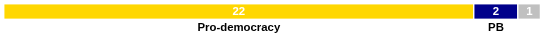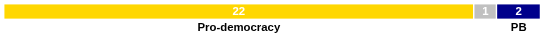columns swapped: (529, 11) <-> (496, 11)
